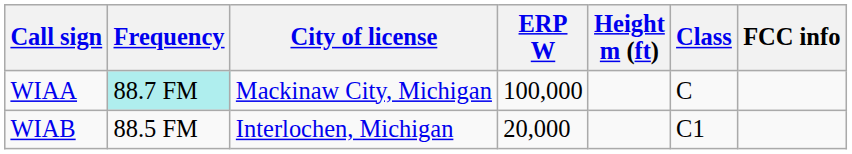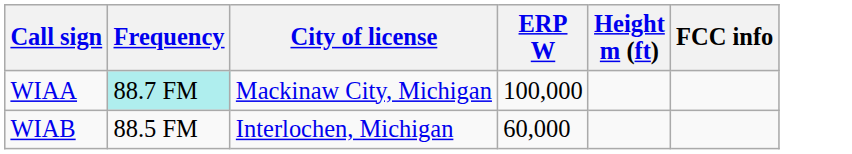- column: (704, 37)
(537, 129) 20,000 -> (537, 129) 60,000
